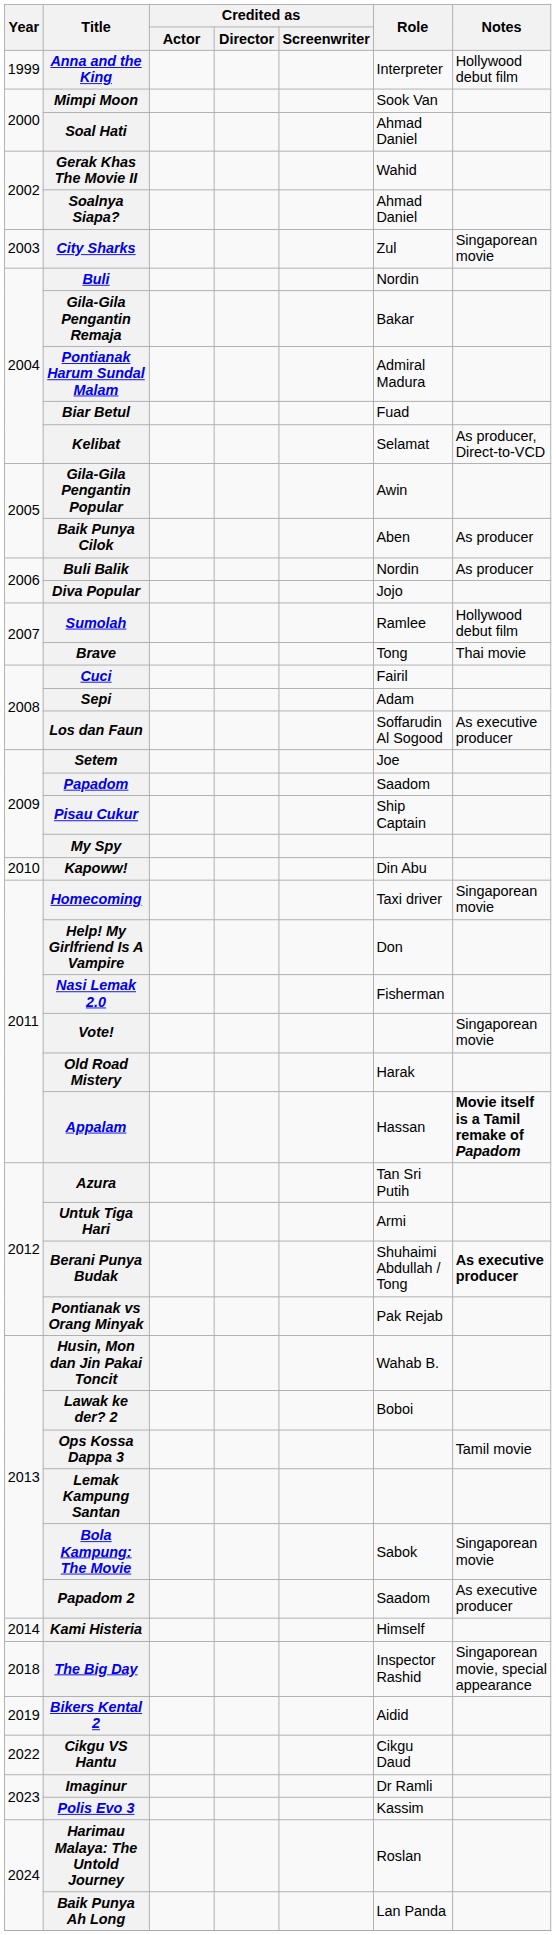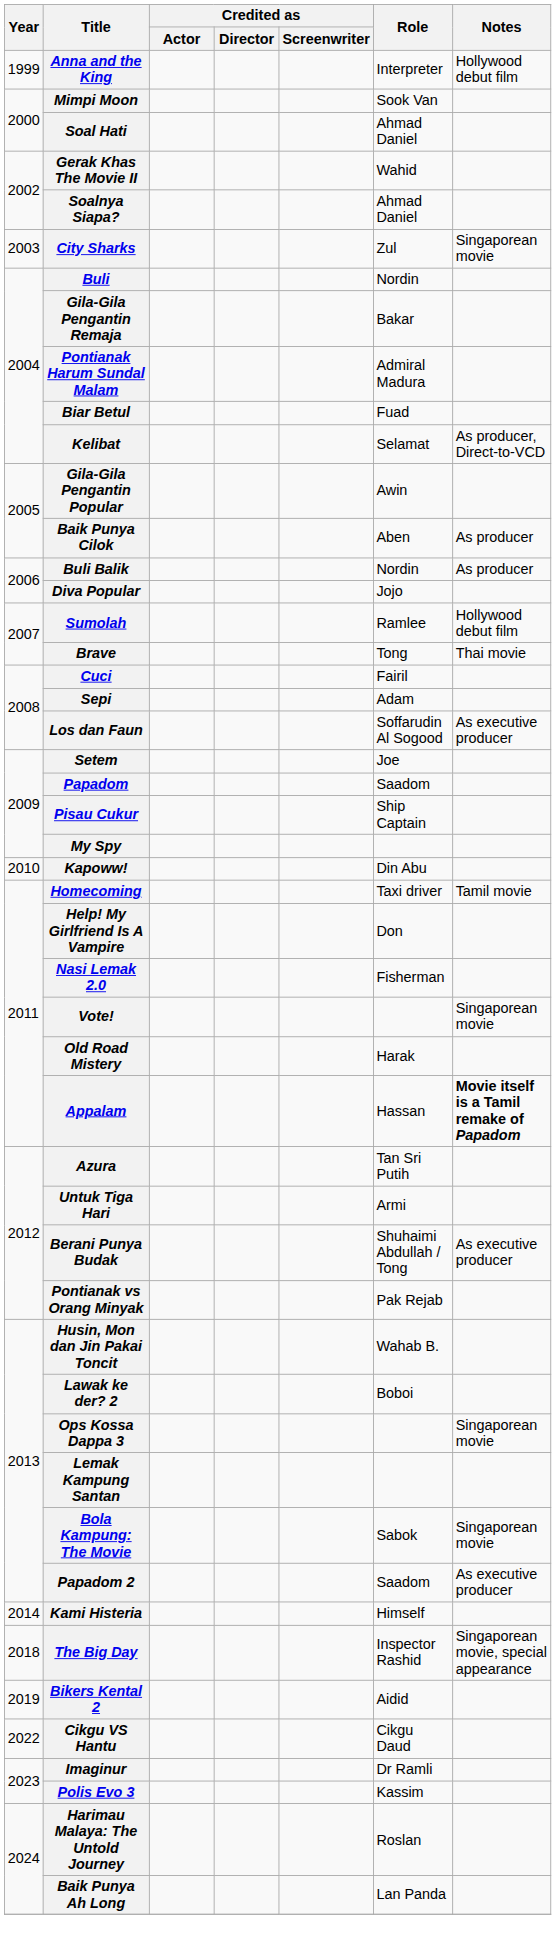(496, 899) Singaporean movie -> (494, 891) Tamil movie
(500, 1268) bold -> (496, 1252) normal
(494, 1449) Tamil movie -> (496, 1433) Singaporean movie
